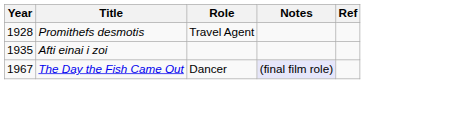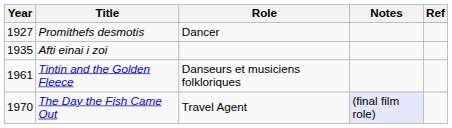(20, 32) 1928 -> (20, 32) 1927
(222, 32) Travel Agent -> (201, 32) Dancer
+ row: (94, 75)
(20, 69) 1967 -> (20, 107) 1970
(208, 69) Dancer -> (214, 107) Travel Agent
